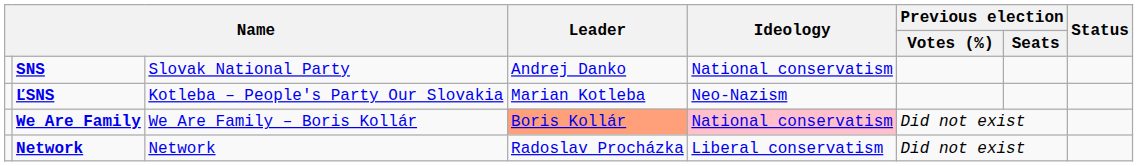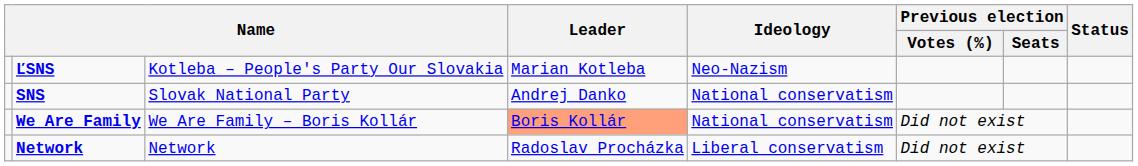rows swapped: (30, 70) <-> (35, 96)
(792, 122) pink background -> (792, 122) no background
